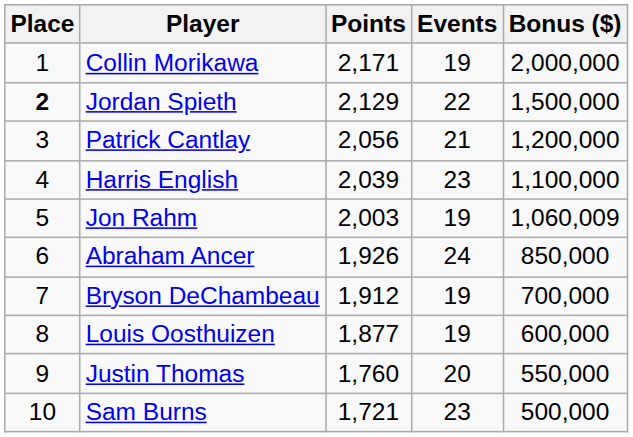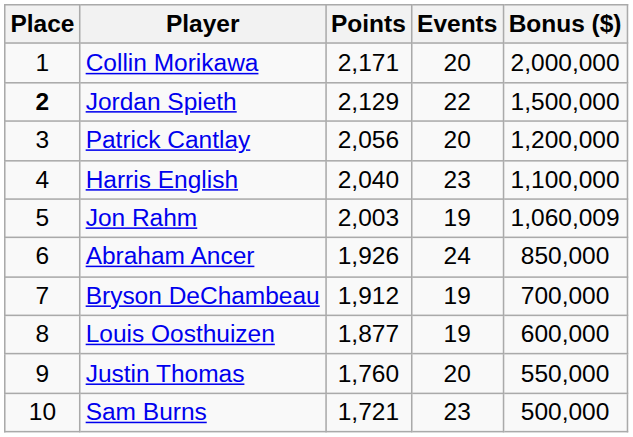(457, 62) 19 -> (457, 62) 20
(457, 140) 21 -> (457, 140) 20
(368, 179) 2,039 -> (368, 179) 2,040
